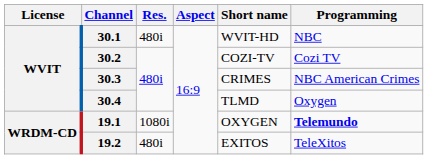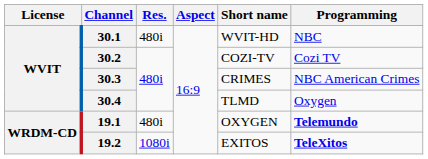(154, 121) 1080i -> (151, 121) 480i
(151, 143) 480i -> (154, 143) 1080i
(320, 143) normal -> (321, 143) bold
